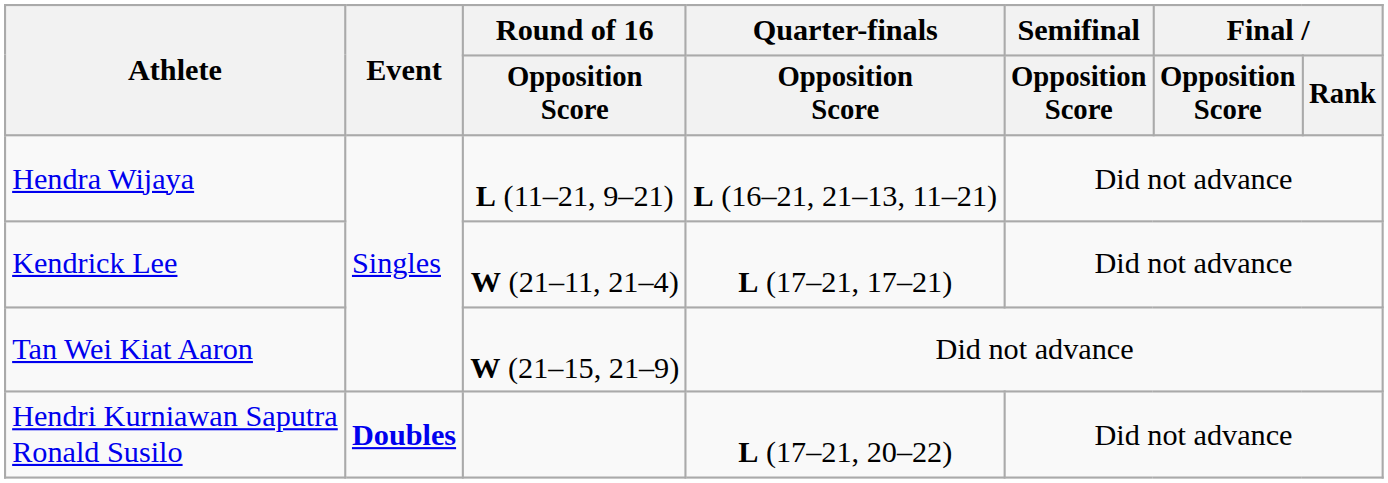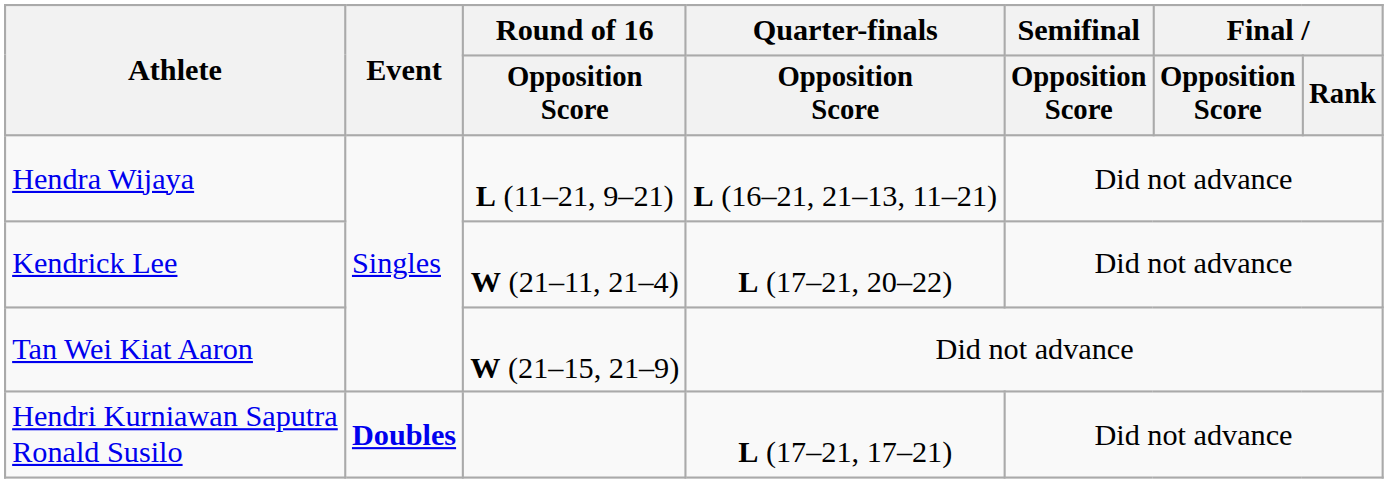(845, 281) L (17–21, 17–21) -> (845, 281) L (17–21, 20–22)
(845, 452) L (17–21, 20–22) -> (845, 452) L (17–21, 17–21)
